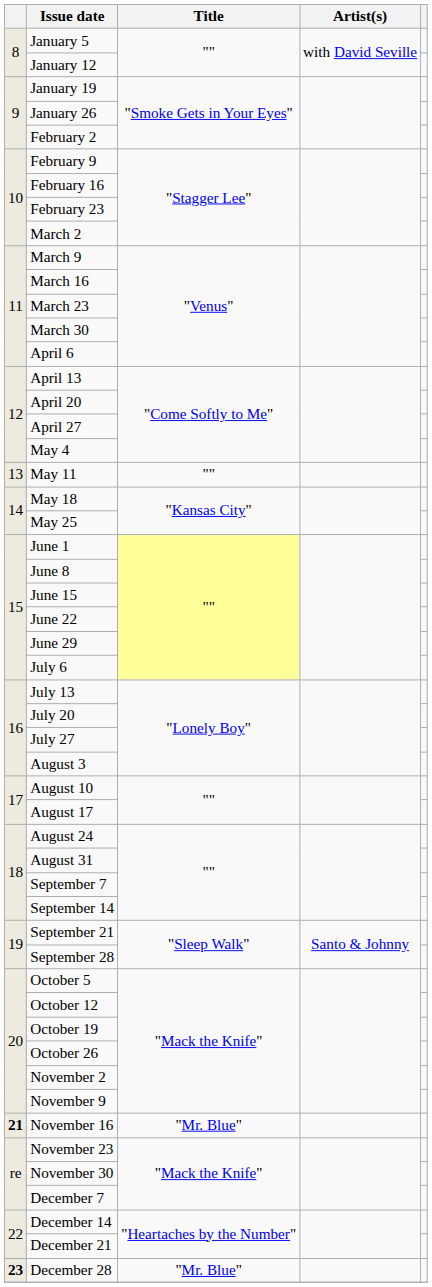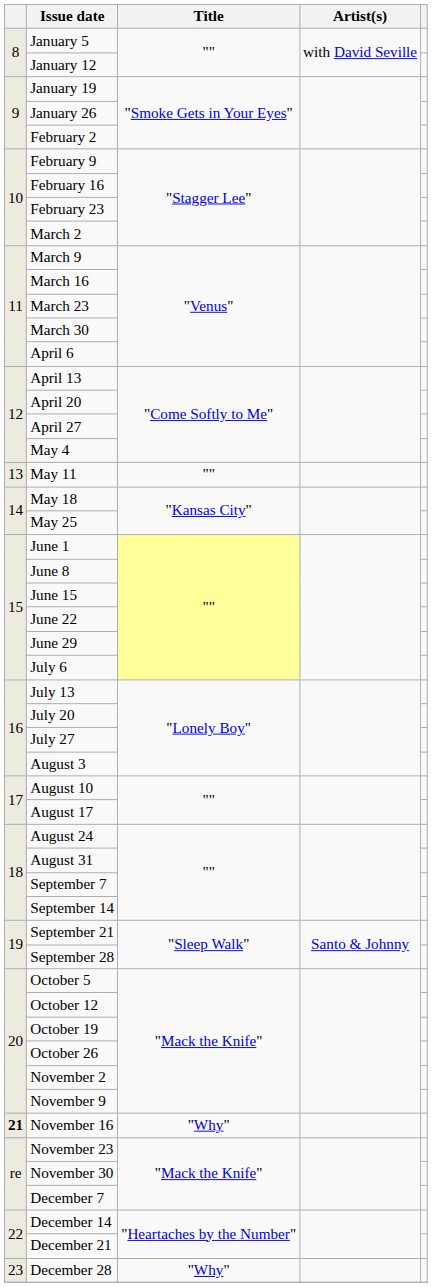(209, 1125) "Mr. Blue" -> (209, 1125) "Why"
(16, 1270) bold -> (16, 1270) normal
(209, 1270) "Mr. Blue" -> (209, 1270) "Why"
